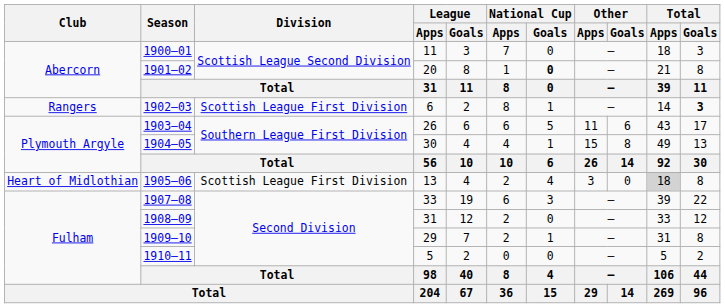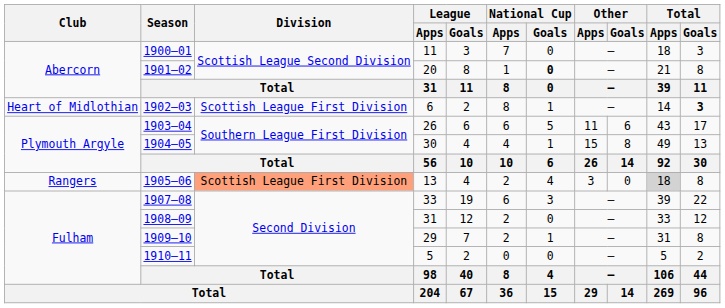(73, 107) Rangers -> (73, 107) Heart of Midlothian
(73, 182) Heart of Midlothian -> (73, 182) Rangers
(304, 182) no background -> (304, 182) lightsalmon background
